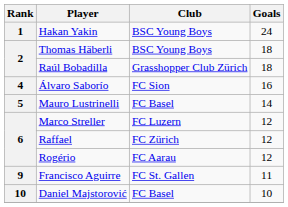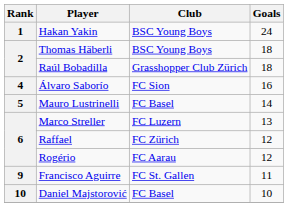(267, 121) 12 -> (267, 121) 13
